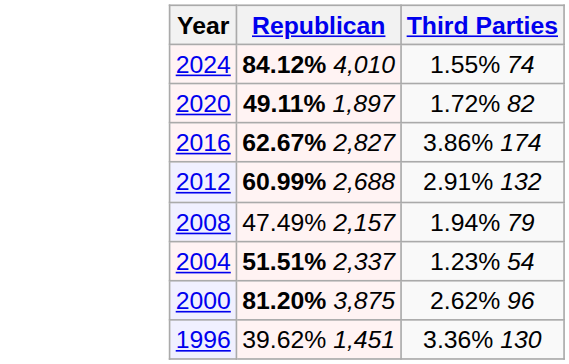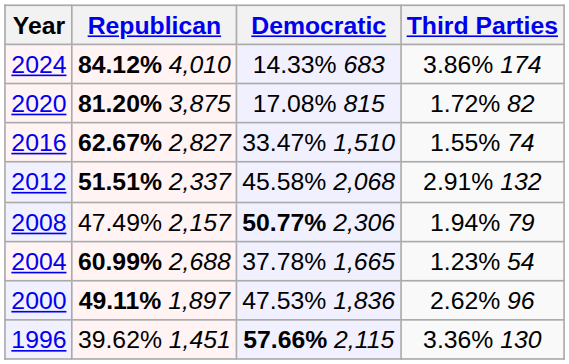+ column: (319, 25)
(482, 64) 1.55% 74 -> (482, 64) 3.86% 174
(319, 104) 49.11% 1,897 -> (154, 104) 81.20% 3,875
(482, 143) 3.86% 174 -> (482, 143) 1.55% 74
(319, 182) 60.99% 2,688 -> (154, 182) 51.51% 2,337
(319, 261) 51.51% 2,337 -> (154, 261) 60.99% 2,688
(319, 300) 81.20% 3,875 -> (154, 300) 49.11% 1,897
